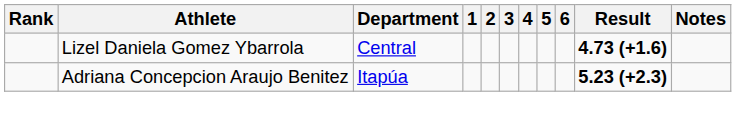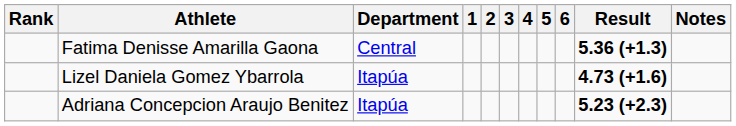+ row: (190, 47)
(387, 47) Central -> (383, 76) Itapúa
